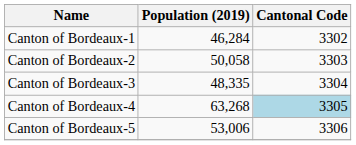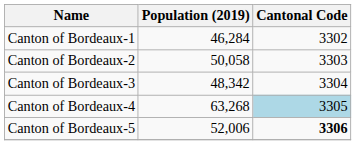(230, 83) 48,335 -> (230, 83) 48,342
(230, 128) 53,006 -> (230, 128) 52,006
(333, 128) normal -> (333, 128) bold
